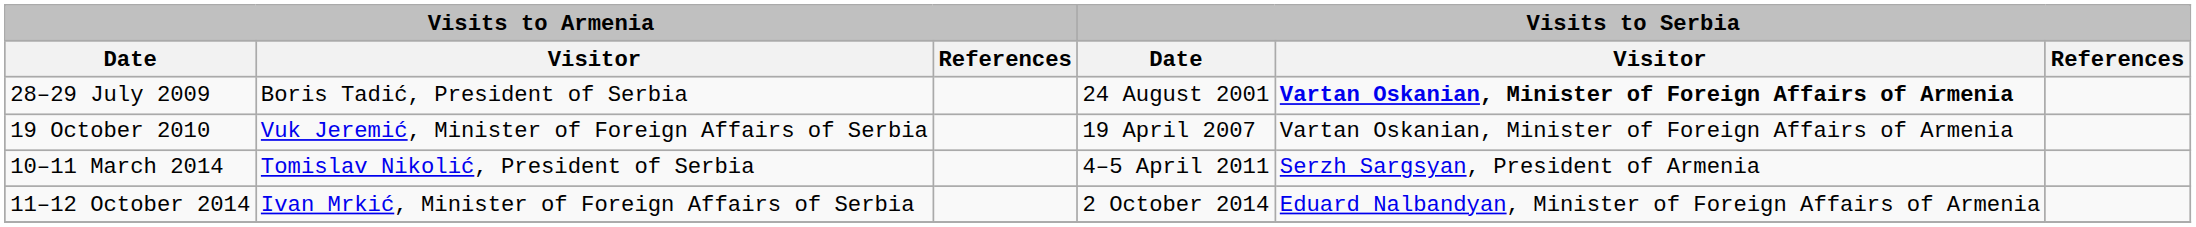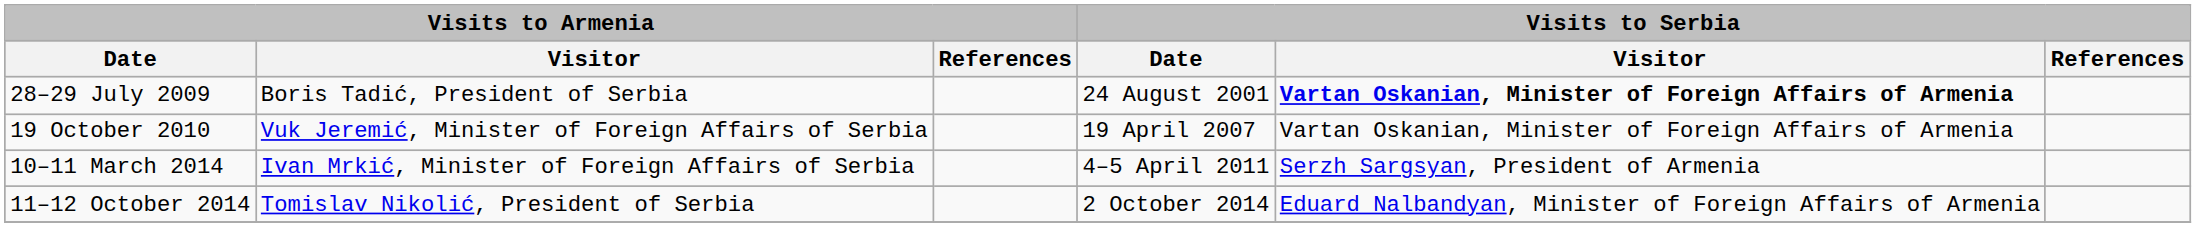(508, 168) Tomislav Nikolić, President of Serbia -> (588, 168) Ivan Mrkić, Minister of Foreign Affairs of Serbia
(588, 204) Ivan Mrkić, Minister of Foreign Affairs of Serbia -> (508, 204) Tomislav Nikolić, President of Serbia
